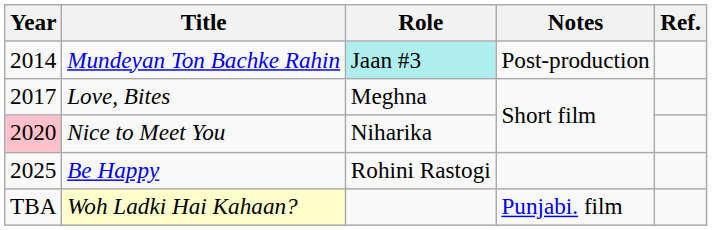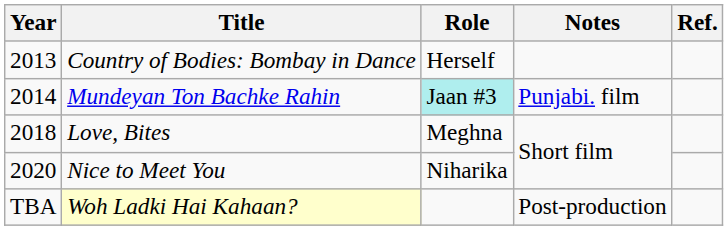+ row: (241, 59)
(576, 59) Post-production -> (579, 96) Punjabi. film
(33, 96) 2017 -> (33, 133) 2018
(33, 133) pink background -> (33, 170) no background
- row: (113, 170)
(562, 206) Punjabi. film -> (592, 206) Post-production
